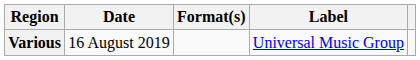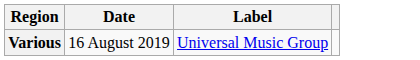- column: (211, 17)
